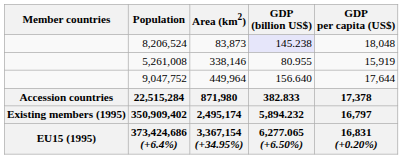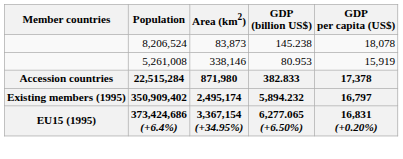(294, 43) lavender background -> (294, 43) no background
(380, 43) 18,048 -> (380, 43) 18,078
(296, 61) 80.955 -> (296, 61) 80.953
- row: (165, 79)
